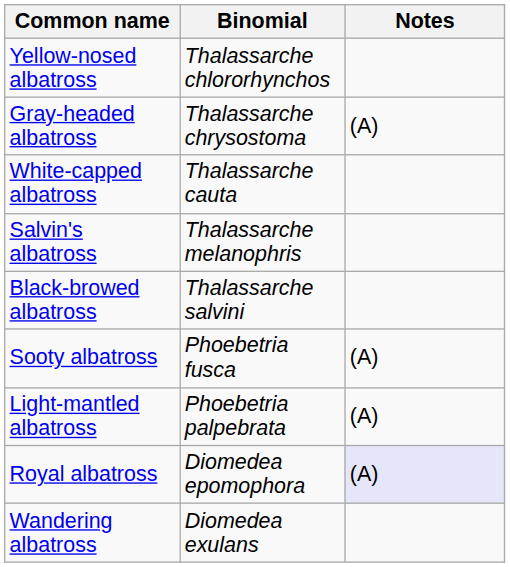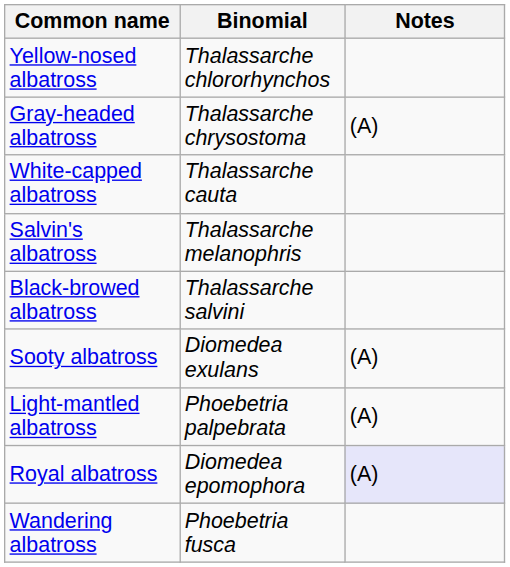(237, 358) Phoebetria fusca -> (234, 358) Diomedea exulans
(234, 532) Diomedea exulans -> (237, 532) Phoebetria fusca
